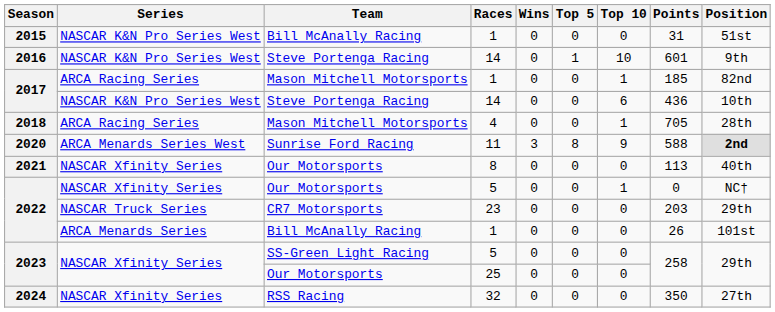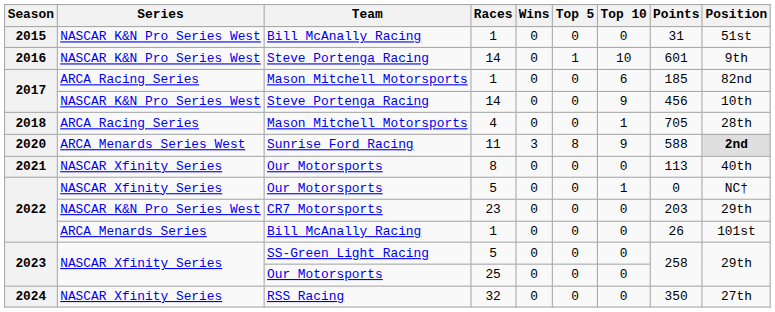(624, 80) 1 -> (624, 80) 6
(624, 102) 6 -> (624, 102) 9
(676, 102) 436 -> (676, 102) 456
(133, 210) NASCAR Truck Series -> (160, 210) NASCAR K&N Pro Series West
